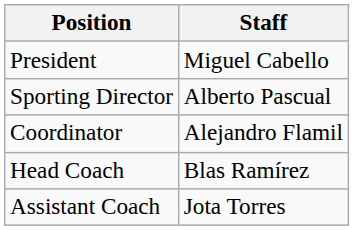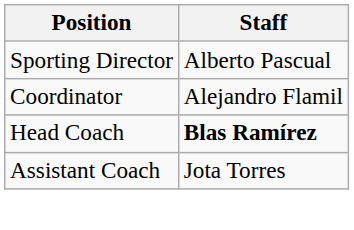- row: (53, 59)
(247, 170) normal -> (250, 133) bold
